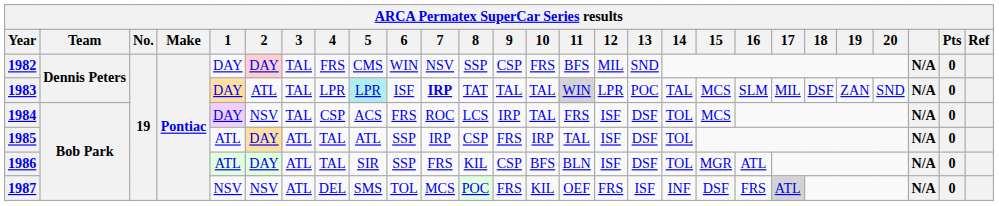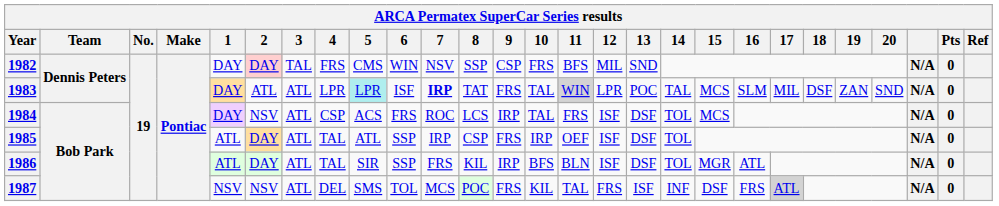(299, 90) TAL -> (299, 90) ATL
(509, 90) TAL -> (509, 90) FRS
(299, 114) TAL -> (299, 114) ATL
(577, 139) TAL -> (575, 139) OEF
(509, 163) CSP -> (509, 163) IRP
(577, 188) OEF -> (575, 188) TAL
